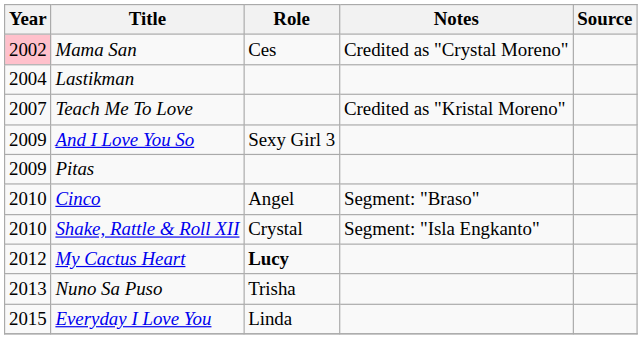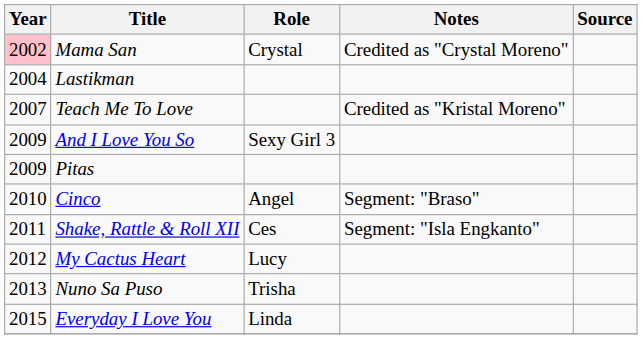(262, 49) Ces -> (275, 49) Crystal
(28, 229) 2010 -> (27, 229) 2011
(275, 229) Crystal -> (262, 229) Ces
(269, 259) bold -> (268, 259) normal
